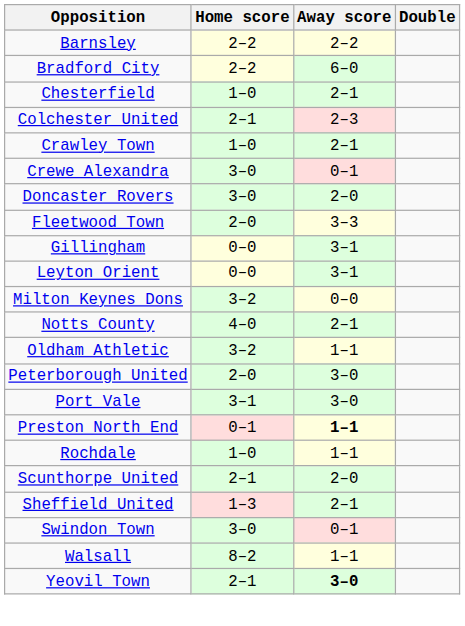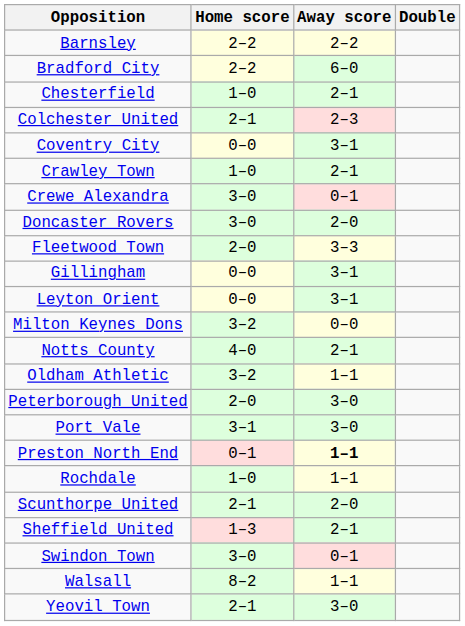+ row: (98, 146)
(344, 581) bold -> (344, 607) normal
